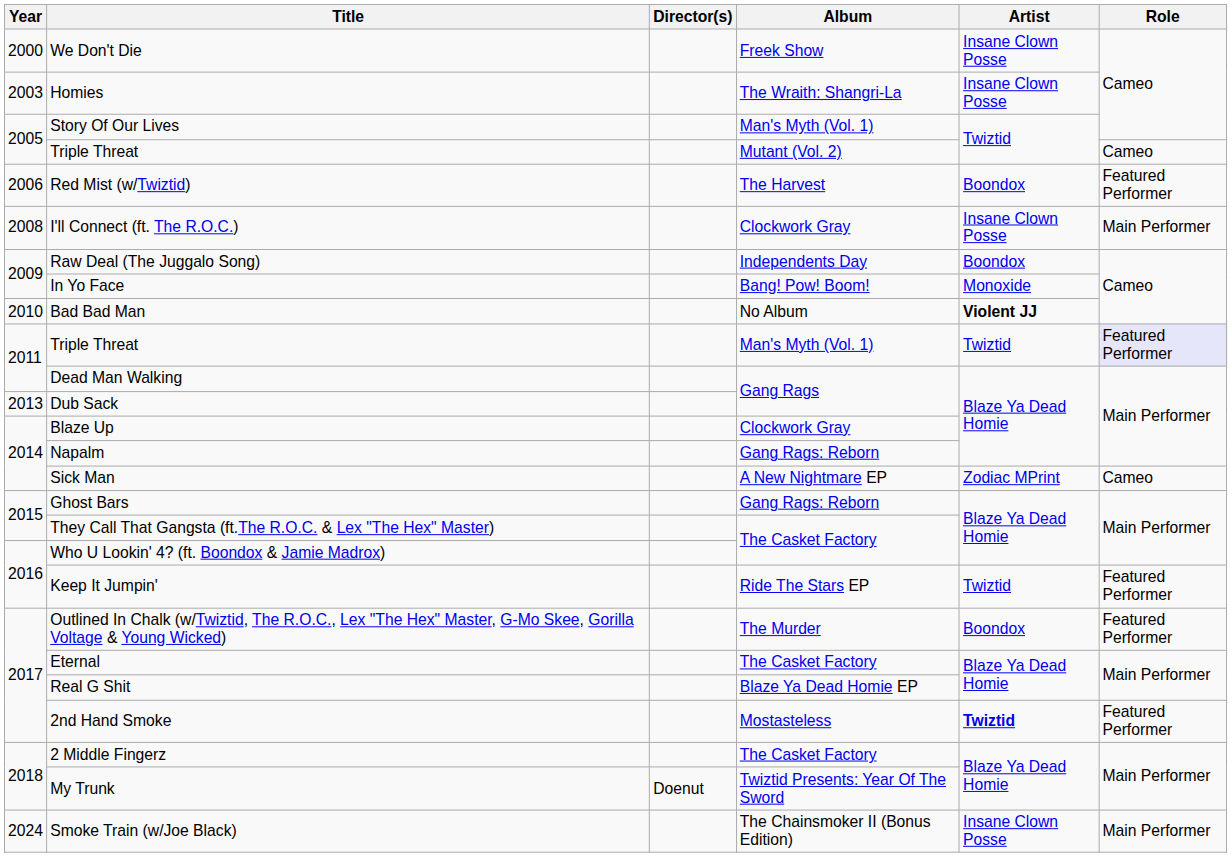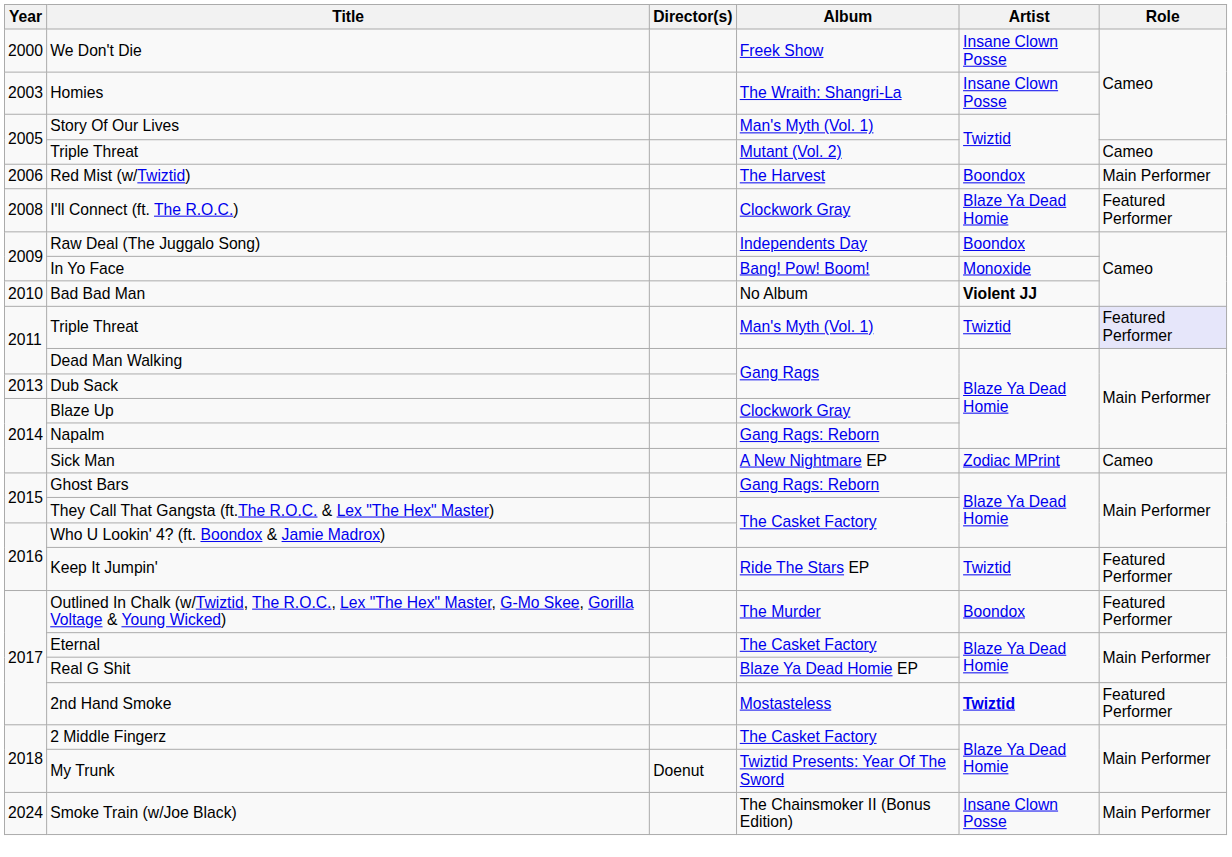(1137, 185) Featured Performer -> (1156, 176) Main Performer
(1011, 227) Insane Clown Posse -> (1015, 210) Blaze Ya Dead Homie
(1156, 227) Main Performer -> (1137, 210) Featured Performer
